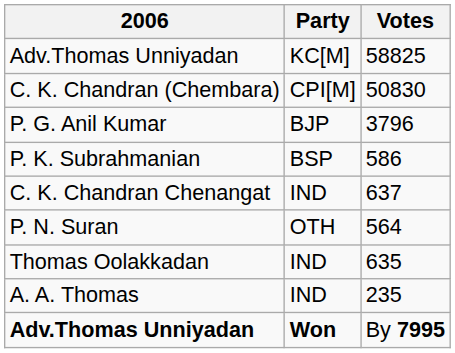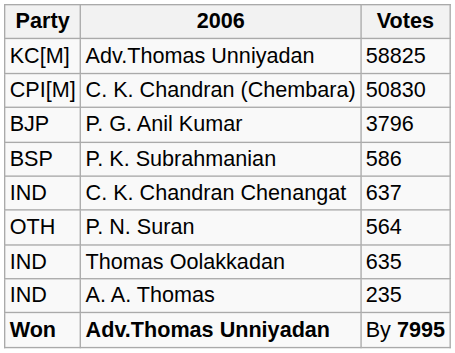columns swapped: (323, 21) <-> (145, 21)
